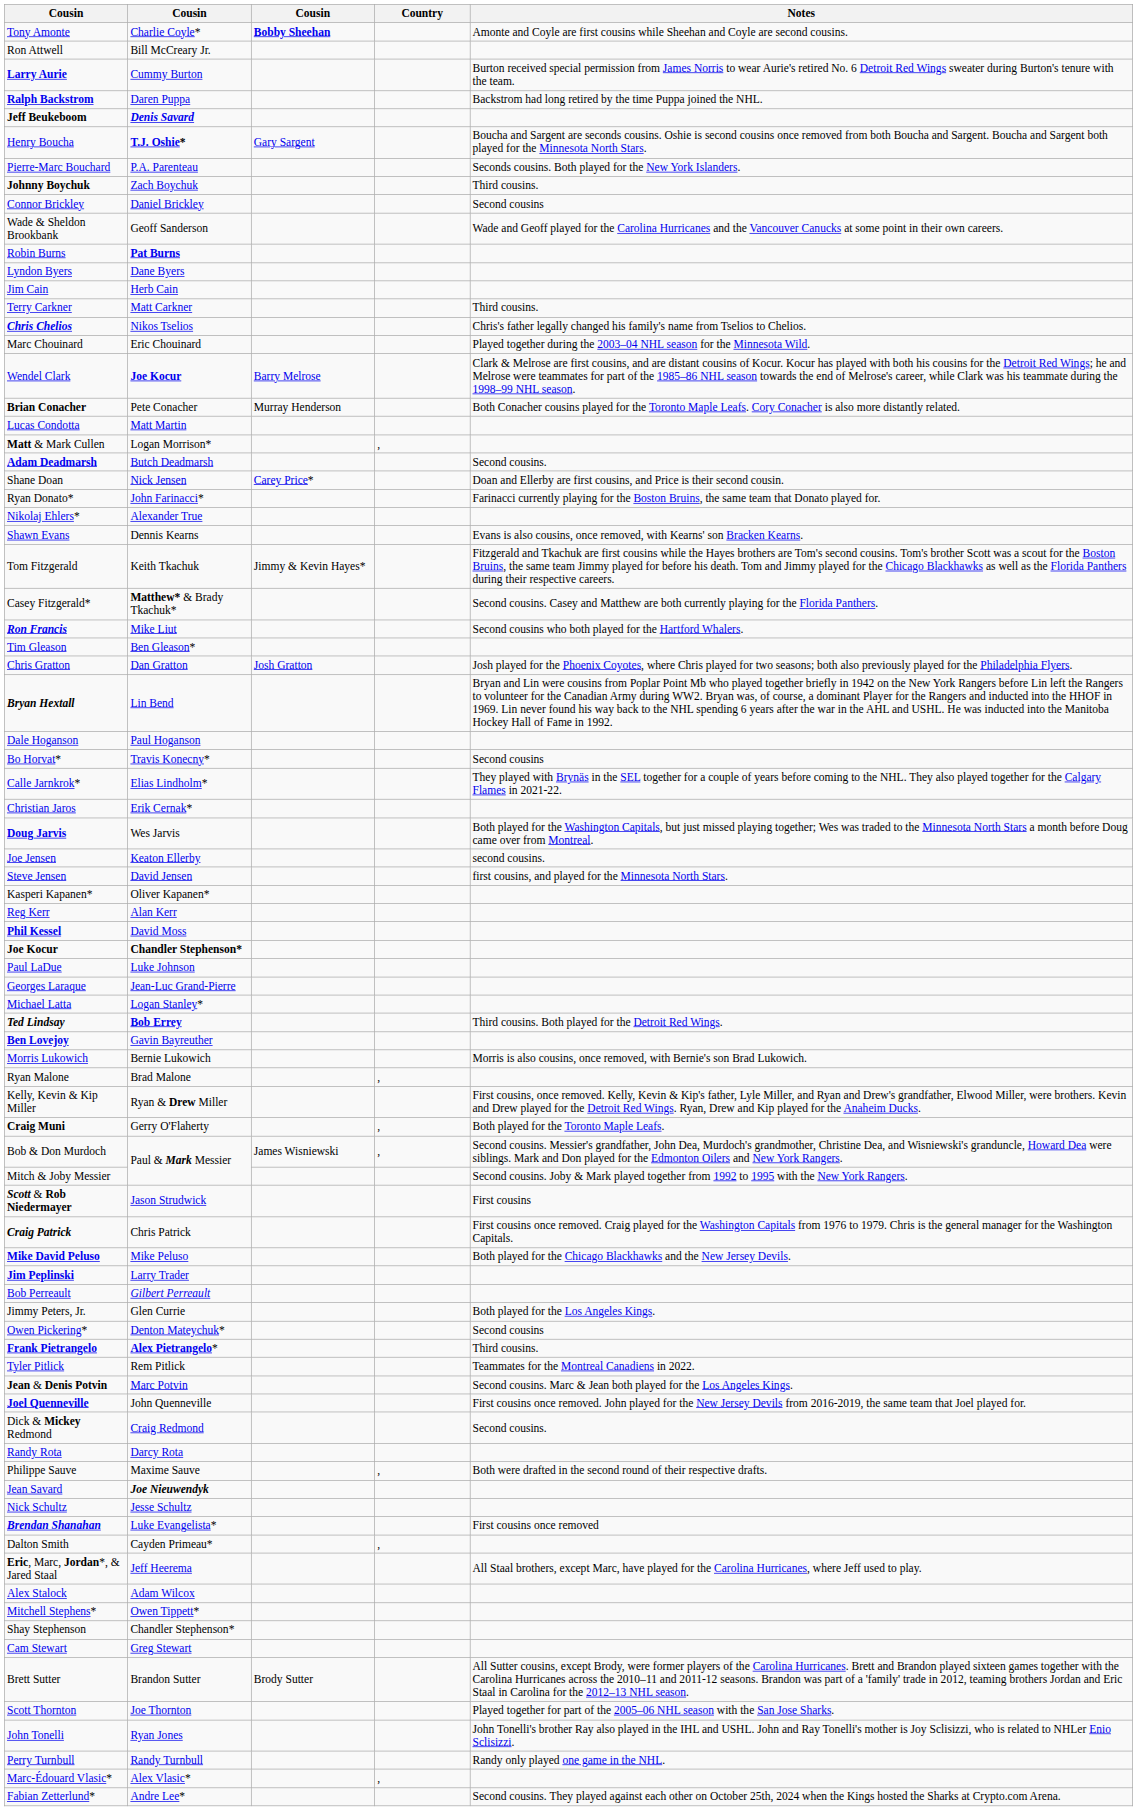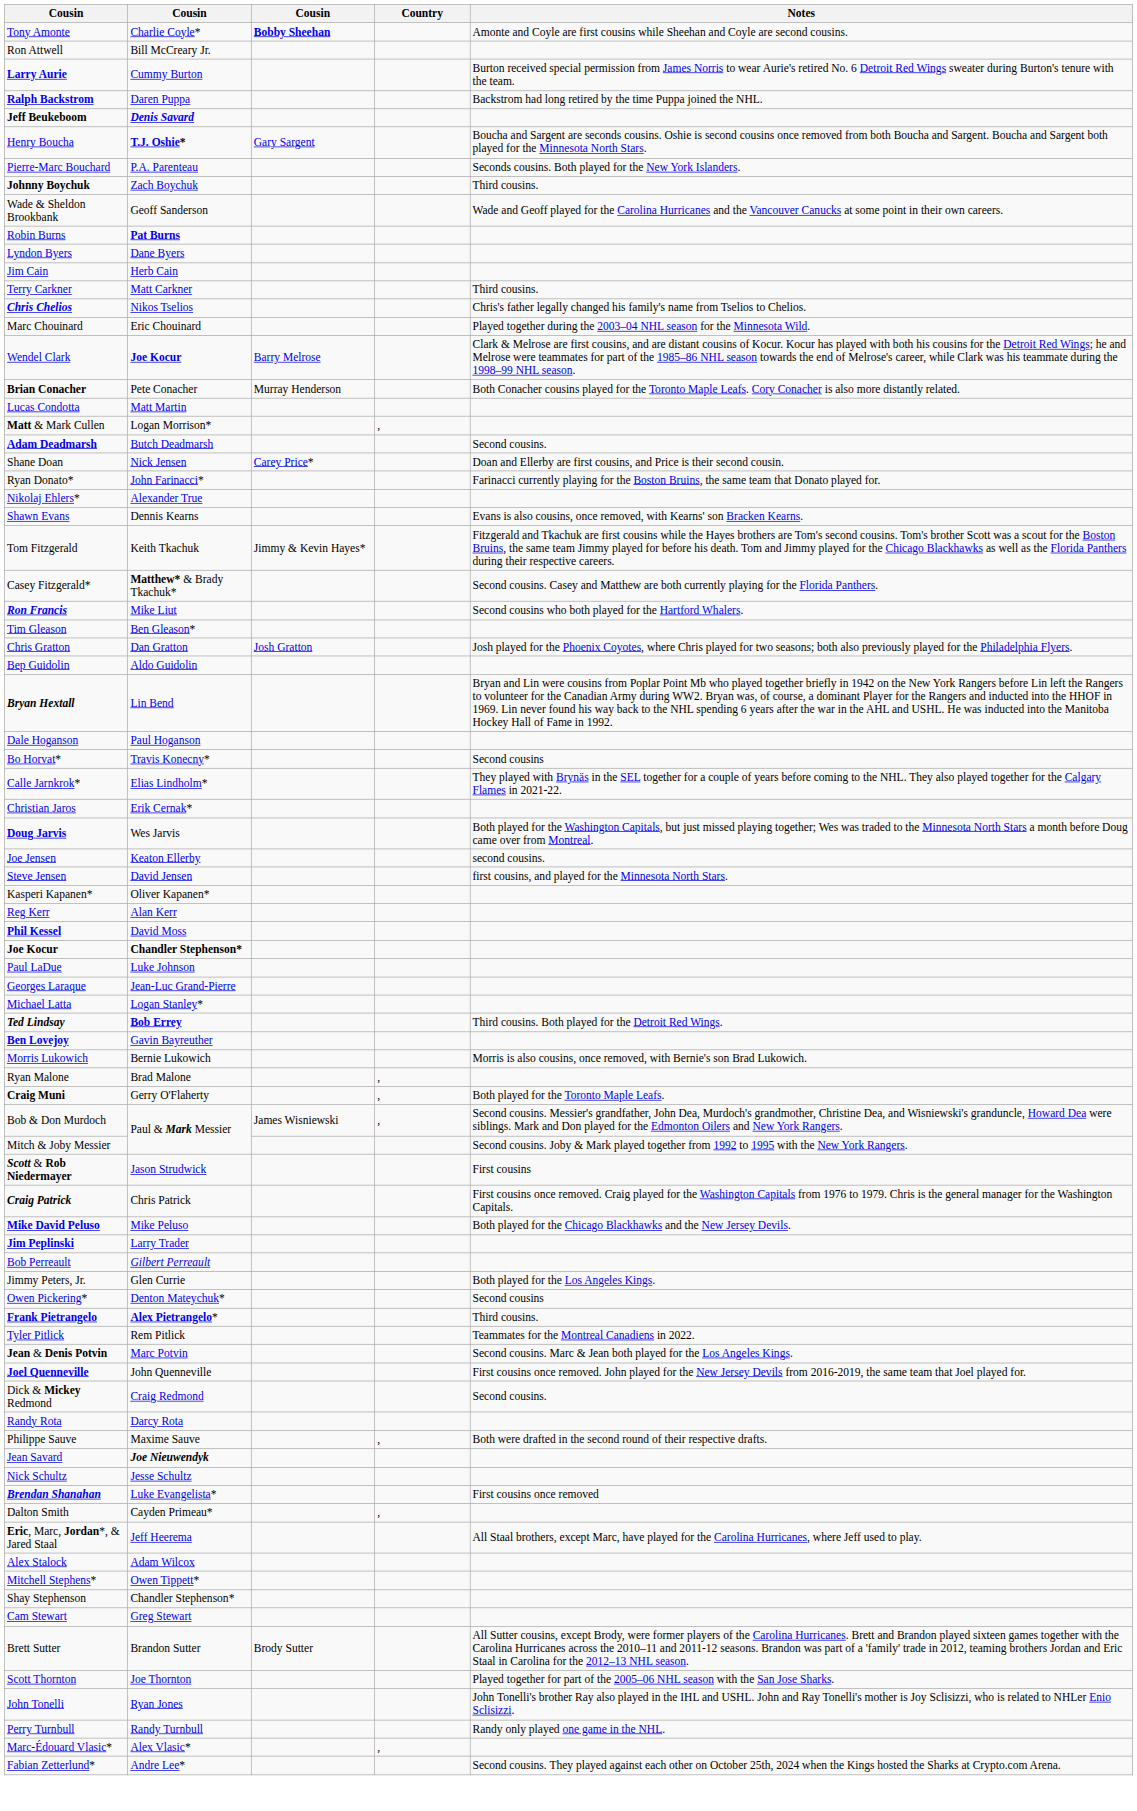- row: (46, 203)
+ row: (38, 665)
- row: (52, 1102)
